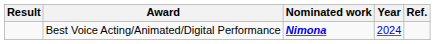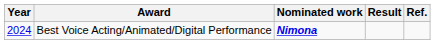columns swapped: (389, 13) <-> (24, 13)
